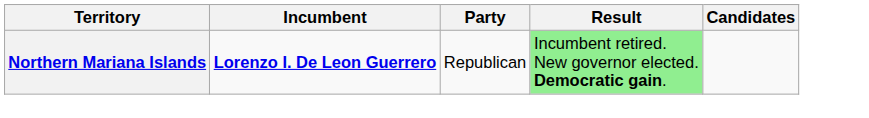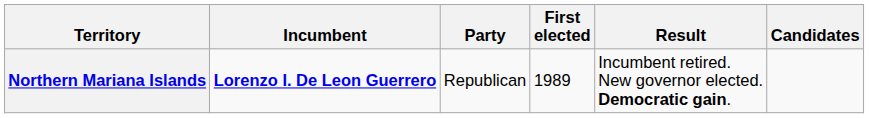+ column: (562, 26)
(616, 62) lightgreen background -> (681, 80) no background
